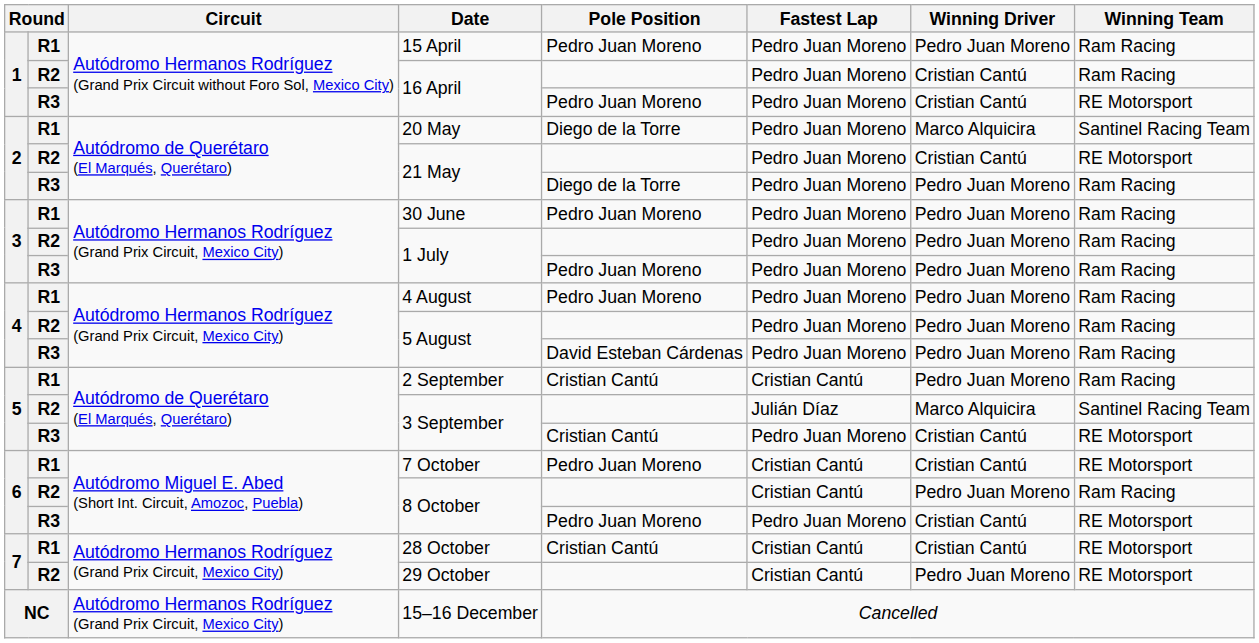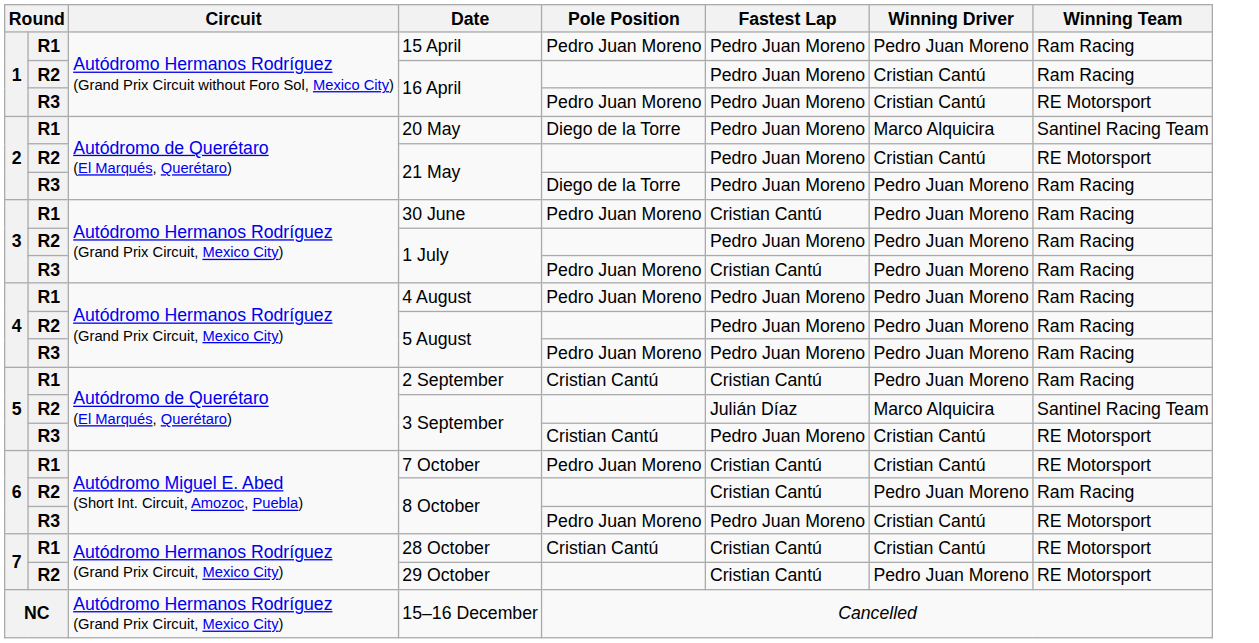(829, 213) Pedro Juan Moreno -> (766, 213) Cristian Cantú
(829, 269) Pedro Juan Moreno -> (766, 269) Cristian Cantú
(645, 353) David Esteban Cárdenas -> (624, 353) Pedro Juan Moreno
